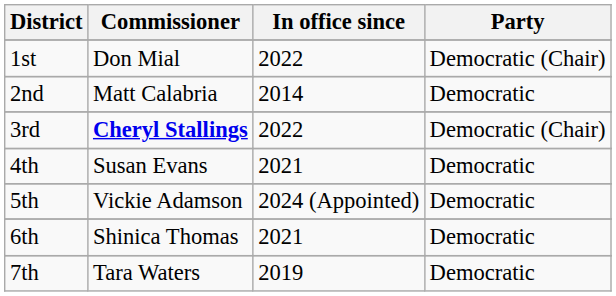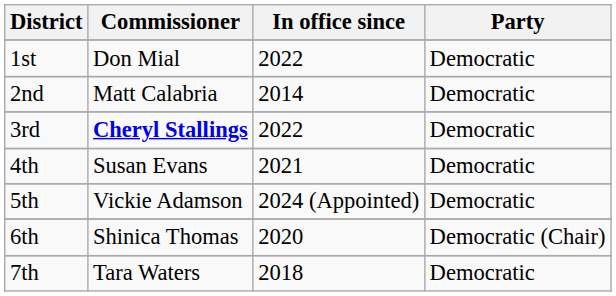(518, 58) Democratic (Chair) -> (482, 58) Democratic
(518, 129) Democratic (Chair) -> (482, 129) Democratic
(281, 237) 2021 -> (281, 237) 2020
(482, 237) Democratic -> (518, 237) Democratic (Chair)
(281, 272) 2019 -> (281, 272) 2018
